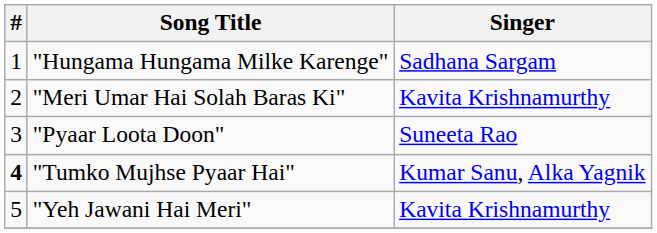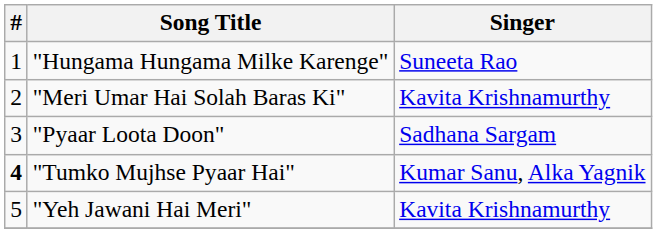(478, 60) Sadhana Sargam -> (458, 60) Suneeta Rao
(458, 135) Suneeta Rao -> (478, 135) Sadhana Sargam
